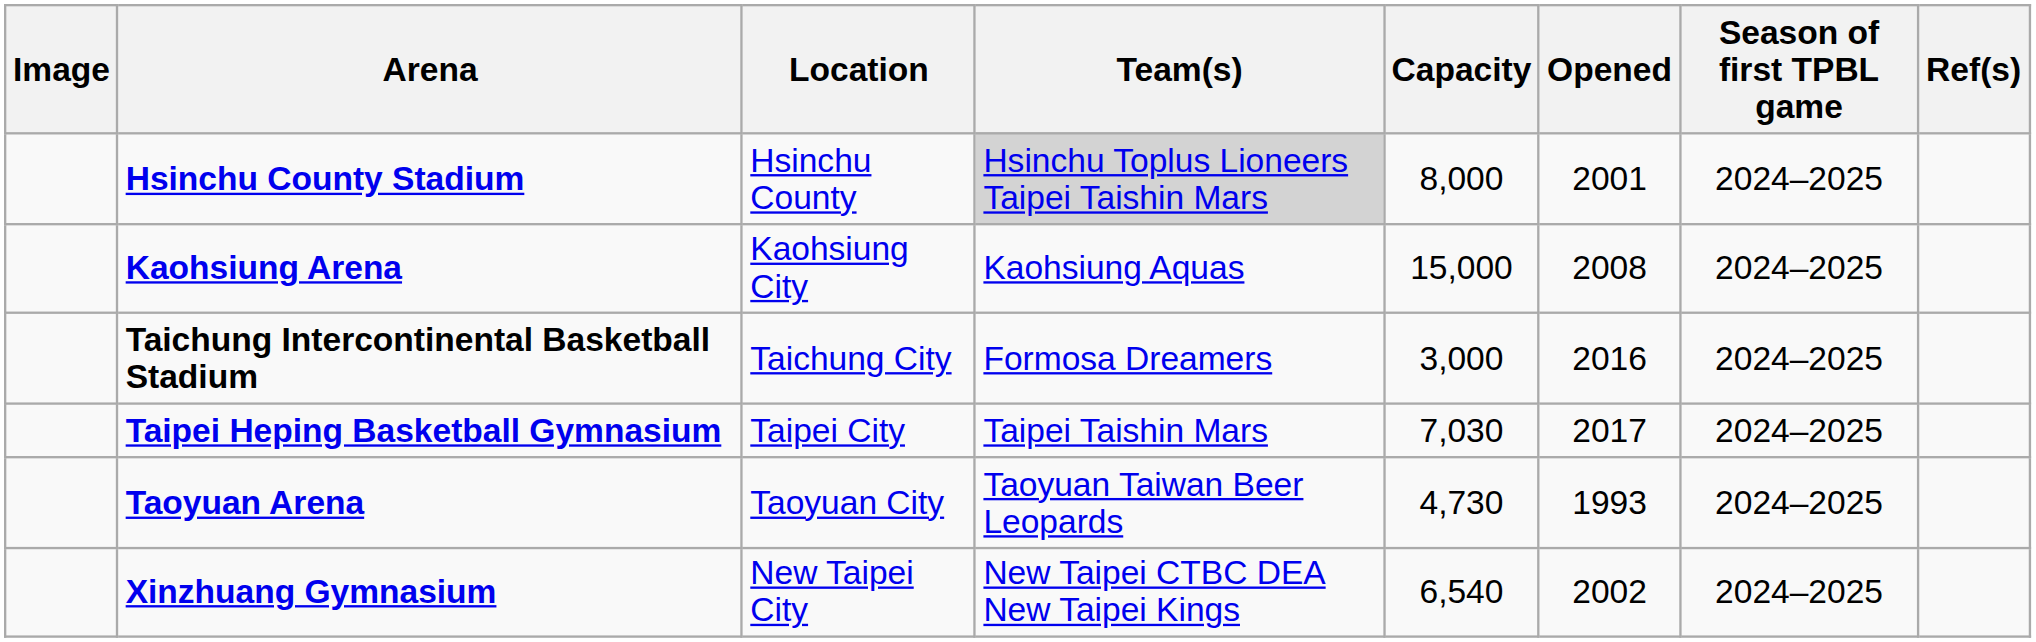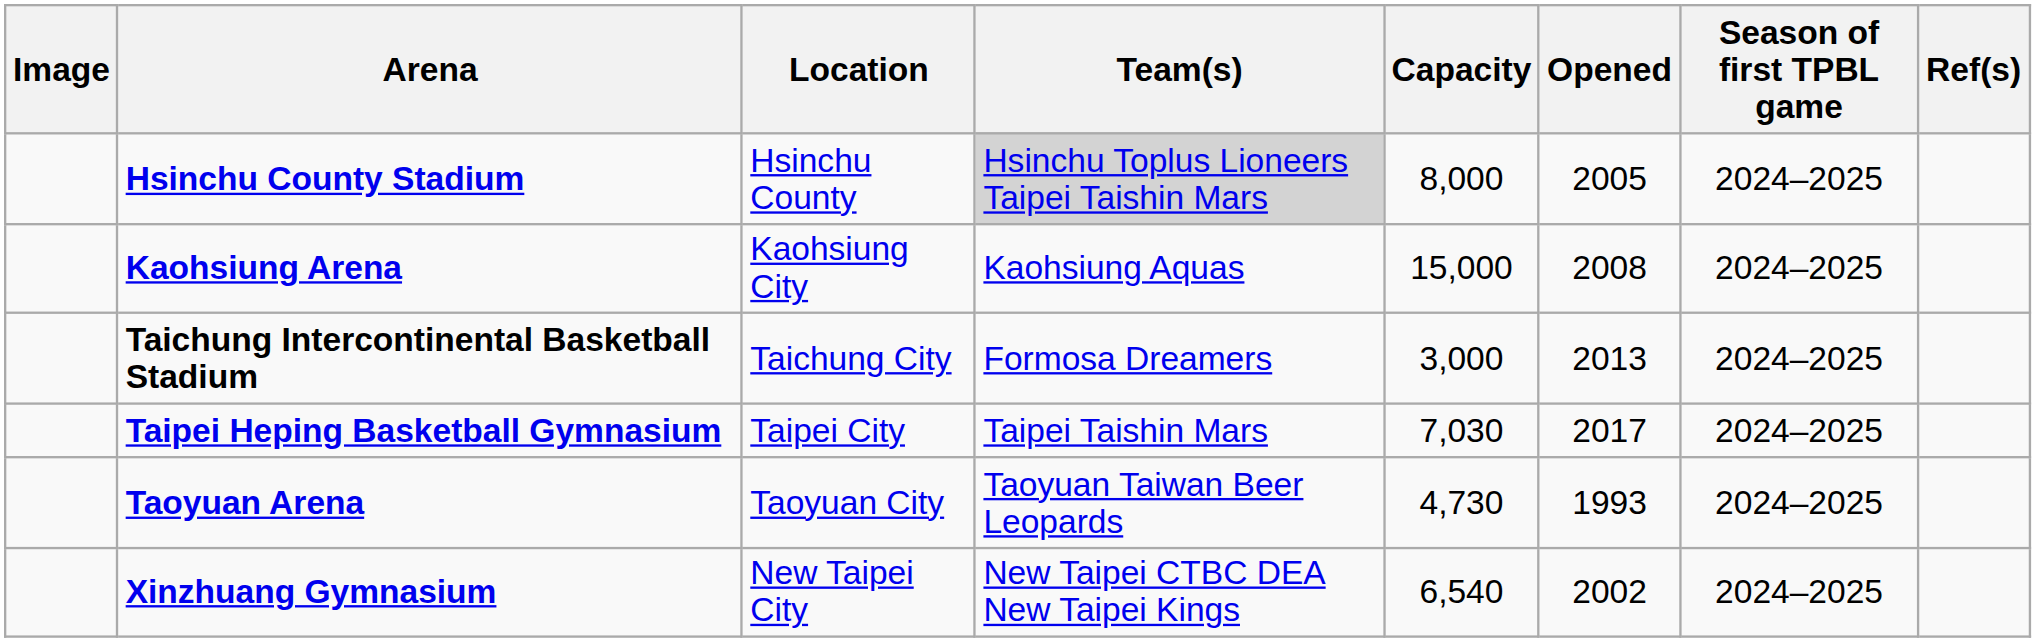(1610, 178) 2001 -> (1610, 178) 2005
(1610, 359) 2016 -> (1610, 359) 2013
